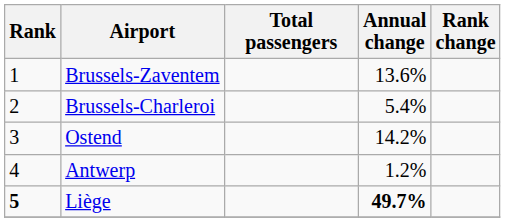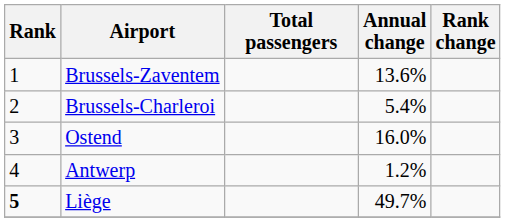(401, 138) 14.2% -> (401, 138) 16.0%
(399, 201) bold -> (401, 201) normal
